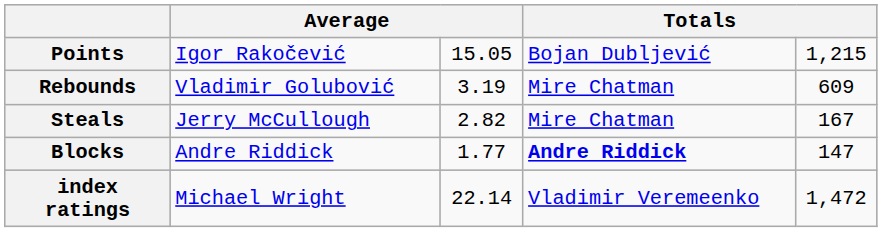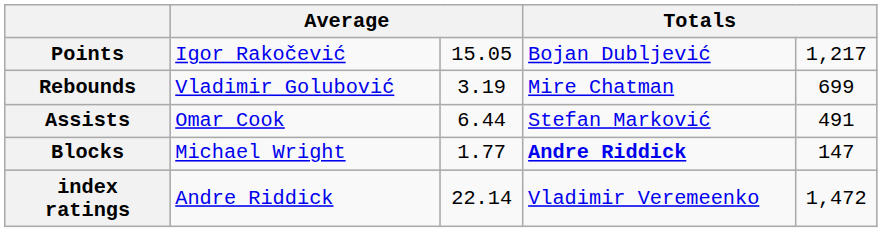(836, 54) 1,215 -> (836, 54) 1,217
(836, 87) 609 -> (836, 87) 699
+ row: (88, 120)
- row: (88, 120)
(254, 154) Andre Riddick -> (260, 154) Michael Wright
(260, 198) Michael Wright -> (254, 198) Andre Riddick
